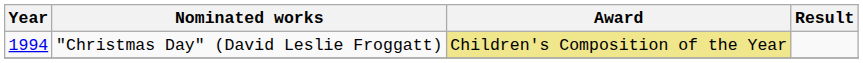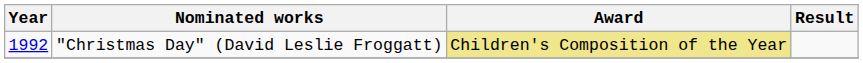(28, 45) 1994 -> (28, 45) 1992
